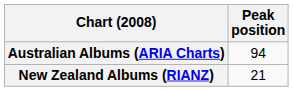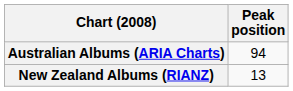(258, 75) 21 -> (258, 75) 13
